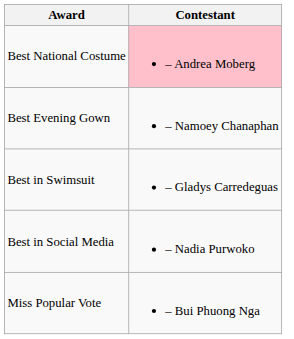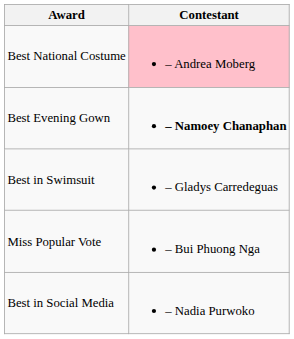(205, 126) normal -> (209, 126) bold
rows swapped: (61, 241) <-> (54, 303)
